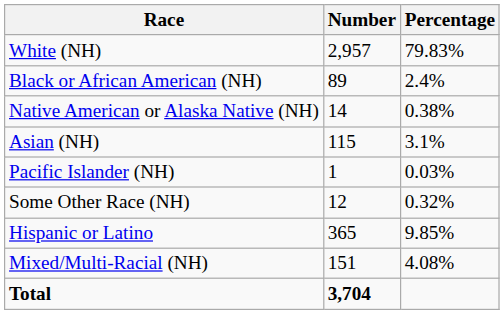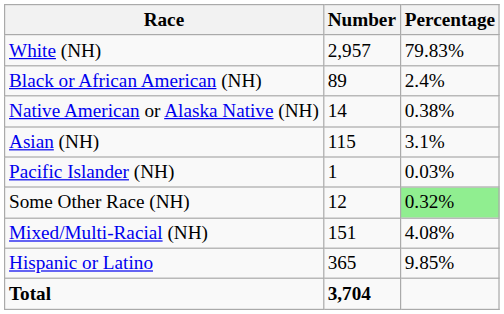(430, 202) no background -> (430, 202) lightgreen background
rows swapped: (108, 263) <-> (81, 232)
